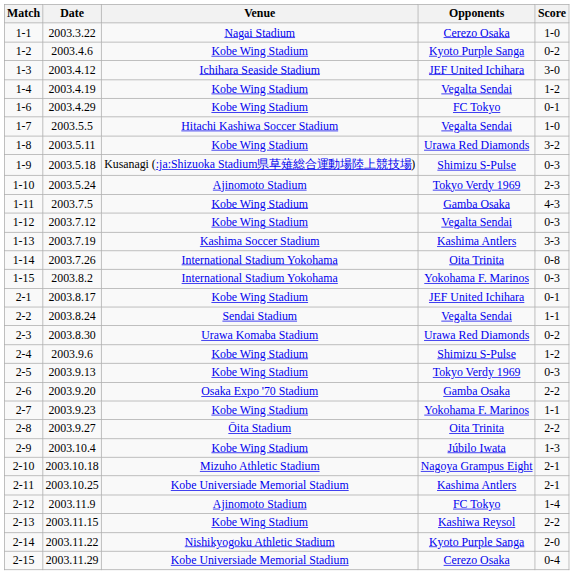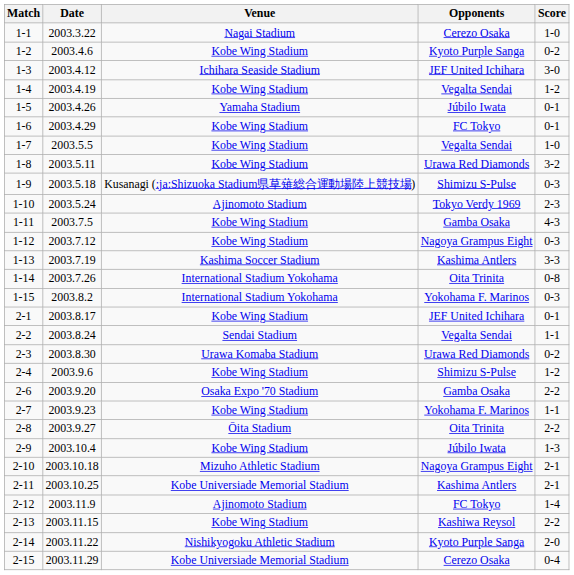+ row: (24, 107)
(260, 126) Hitachi Kashiwa Soccer Stadium -> (260, 145) Kobe Wing Stadium
(477, 222) Vegalta Sendai -> (477, 241) Nagoya Grampus Eight
- row: (24, 372)
